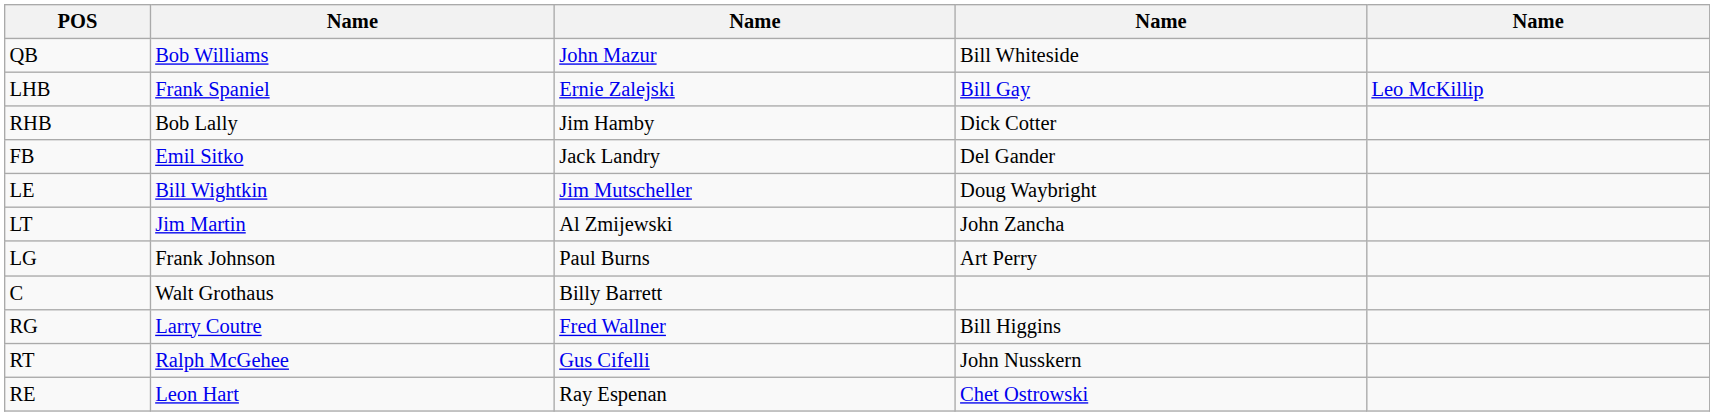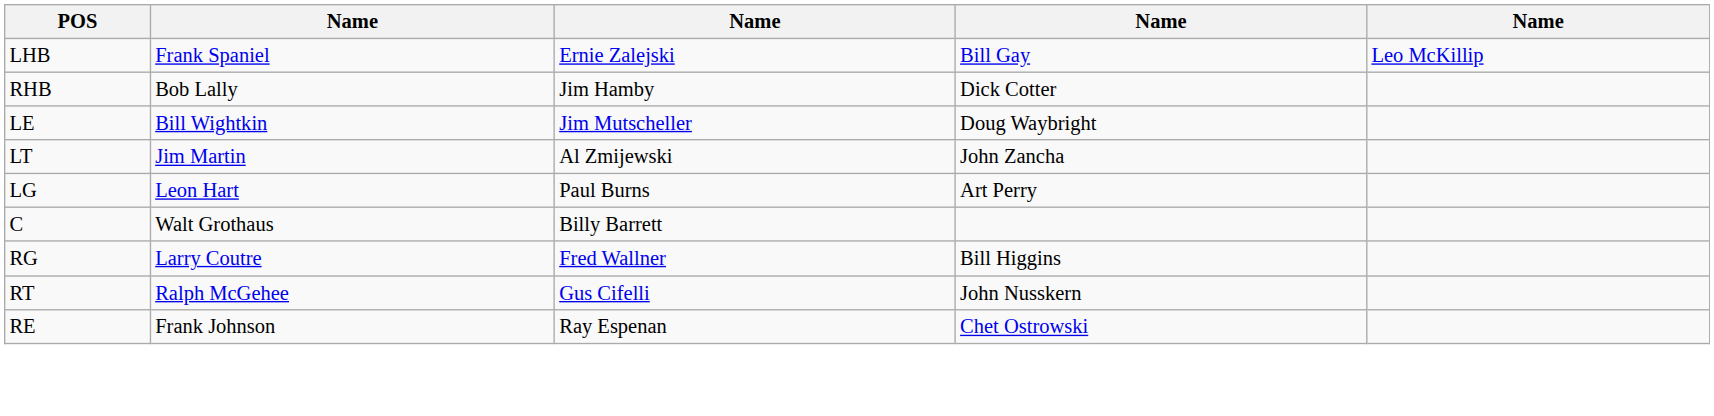- row: (24, 55)
- row: (22, 156)
(215, 258) Frank Johnson -> (197, 190) Leon Hart
(197, 393) Leon Hart -> (215, 326) Frank Johnson
